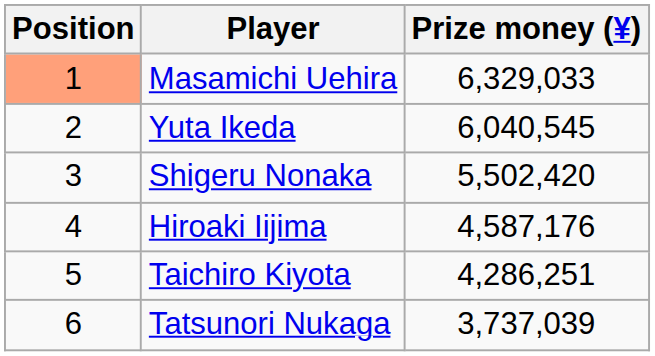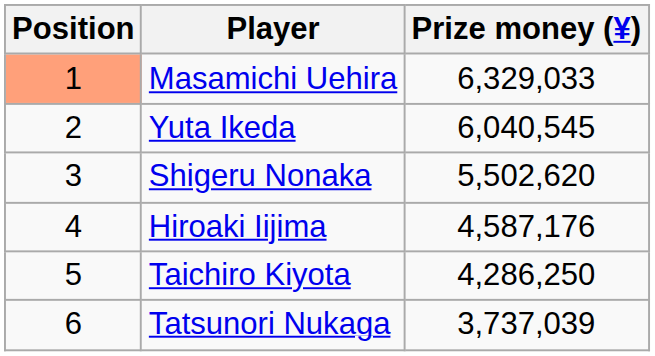(526, 176) 5,502,420 -> (526, 176) 5,502,620
(526, 275) 4,286,251 -> (526, 275) 4,286,250
